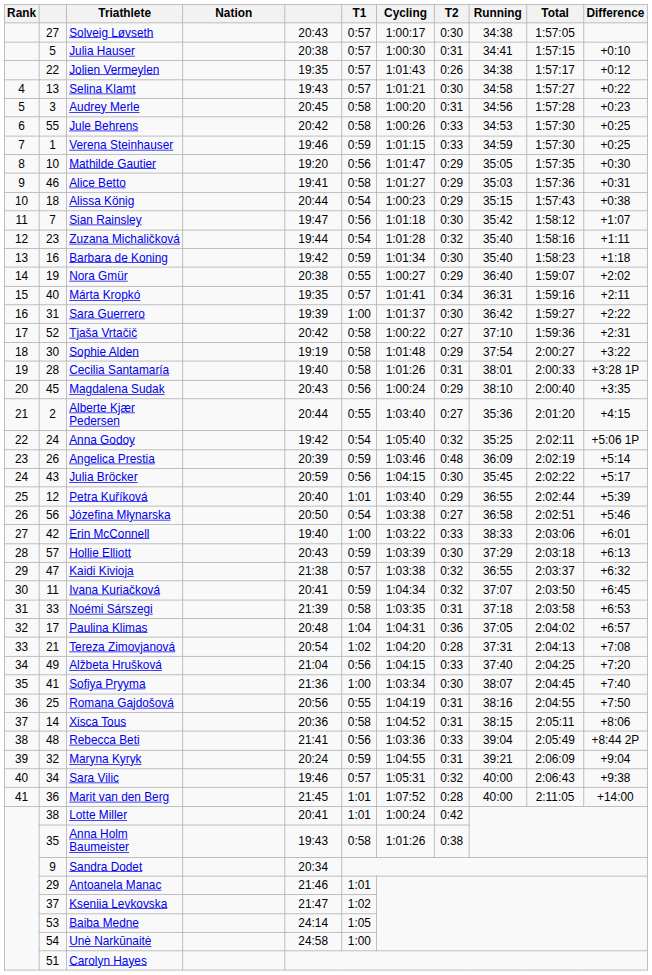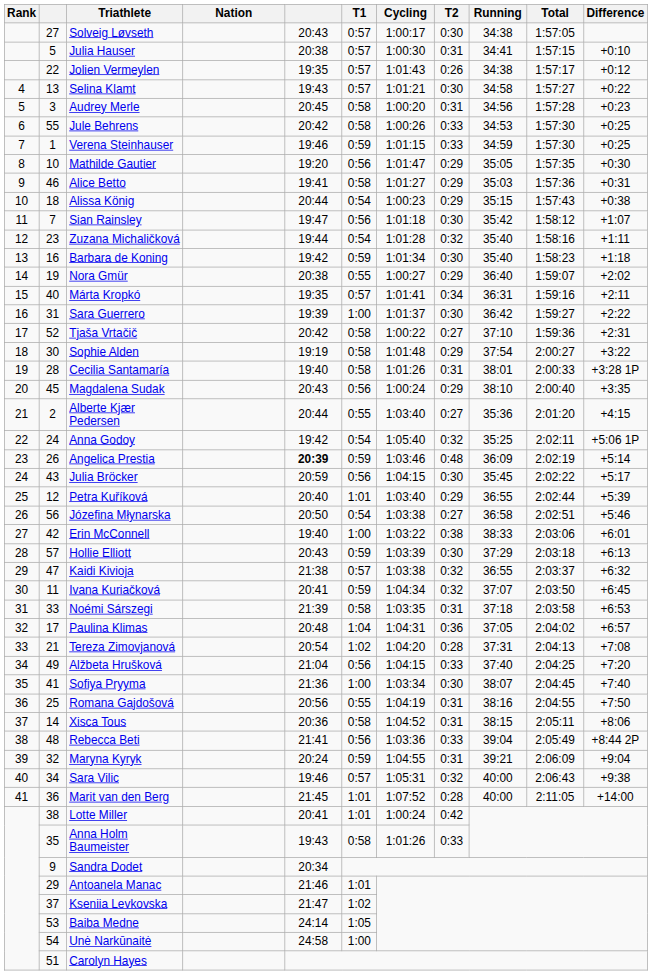(313, 459) normal -> (313, 459) bold
(452, 534) 0:33 -> (452, 534) 0:38
(452, 841) 0:38 -> (452, 841) 0:33
